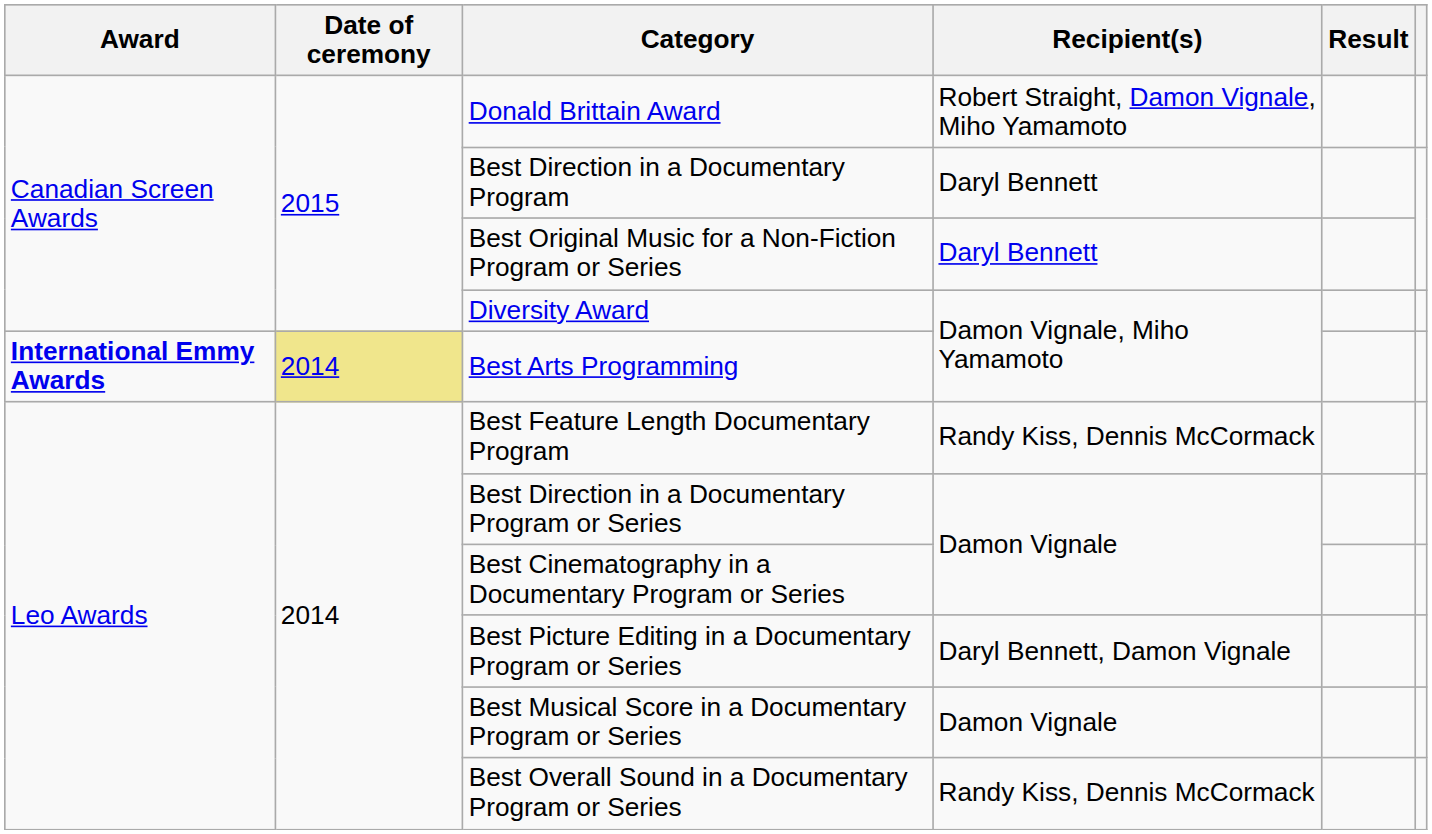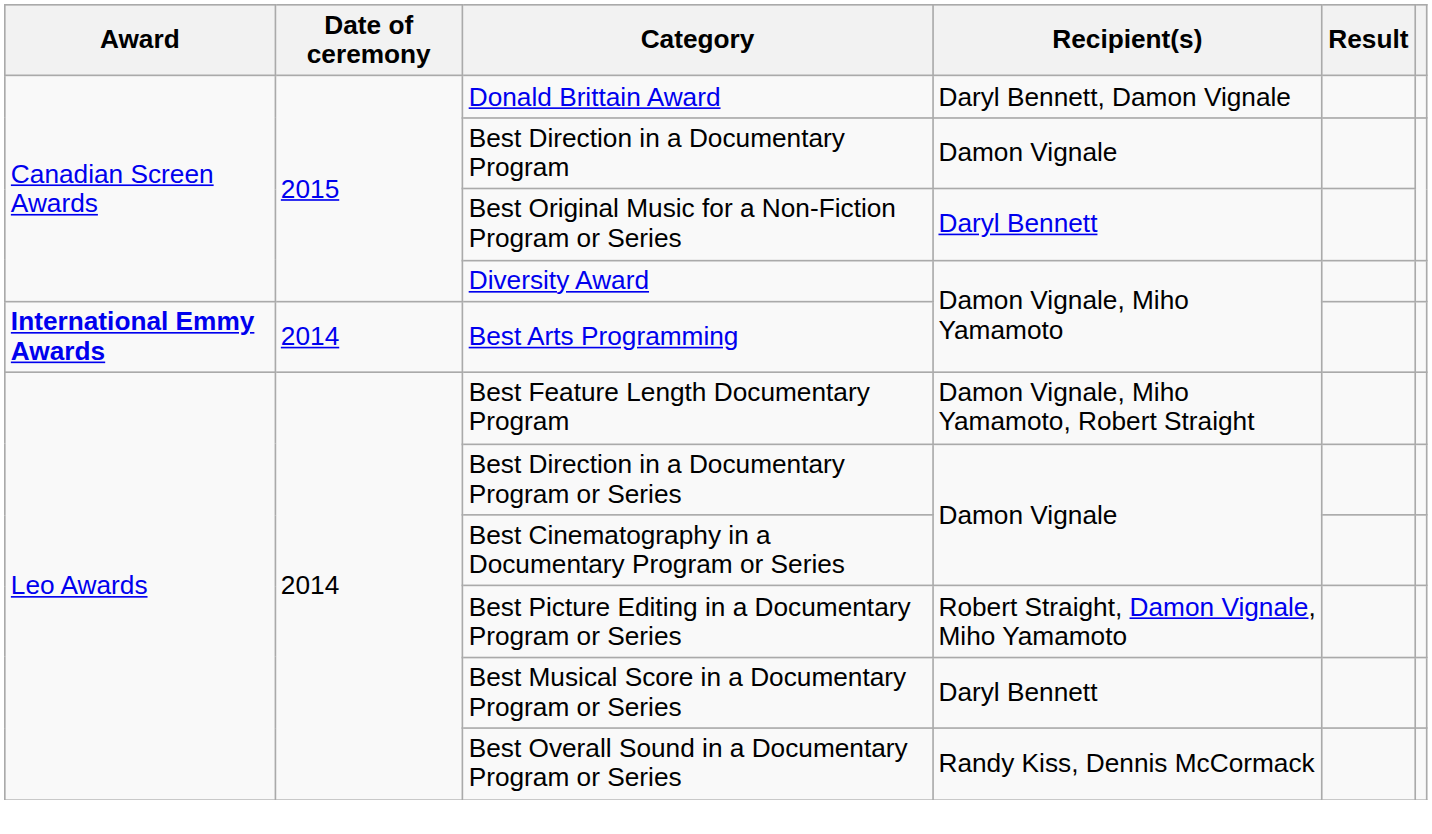(1127, 111) Robert Straight, Damon Vignale, Miho Yamamoto -> (1115, 96) Daryl Bennett, Damon Vignale
(1018, 182) Daryl Bennett -> (1028, 152) Damon Vignale
(310, 366) khaki background -> (310, 336) no background
(1127, 437) Randy Kiss, Dennis McCormack -> (1096, 407) Damon Vignale, Miho Yamamoto, Robert Straight
(1115, 650) Daryl Bennett, Damon Vignale -> (1127, 621) Robert Straight, Damon Vignale, Miho Yamamoto
(1028, 721) Damon Vignale -> (1018, 692) Daryl Bennett
